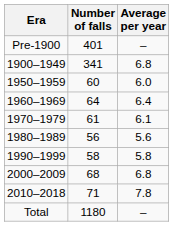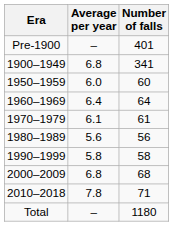columns swapped: (93, 20) <-> (143, 20)
